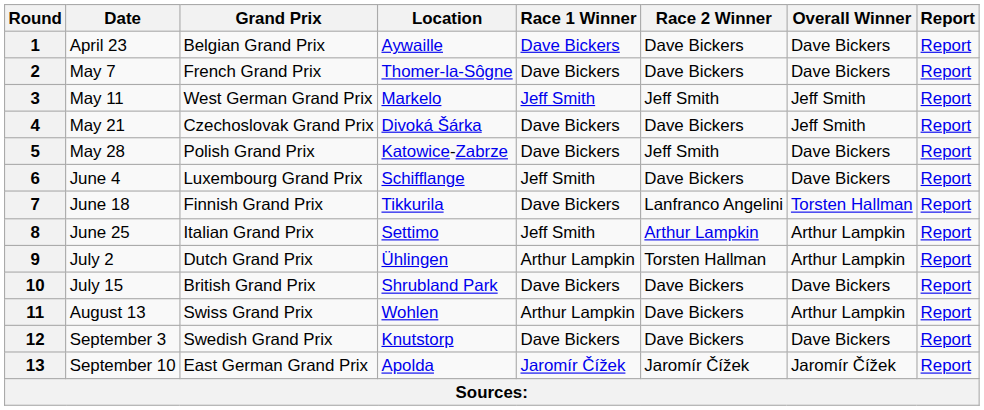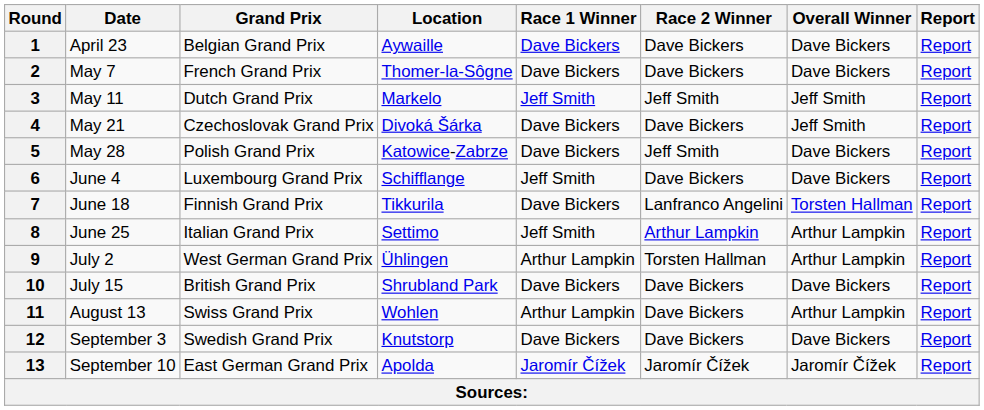(278, 98) West German Grand Prix -> (248, 98) Dutch Grand Prix
(248, 258) Dutch Grand Prix -> (278, 258) West German Grand Prix
